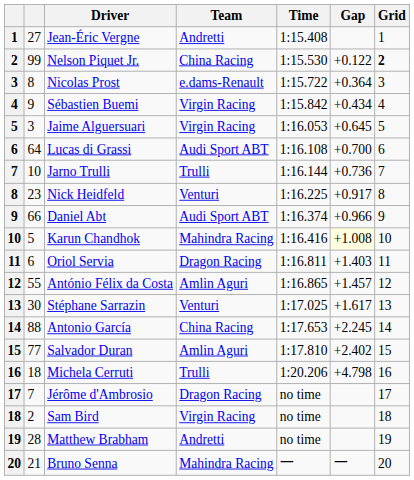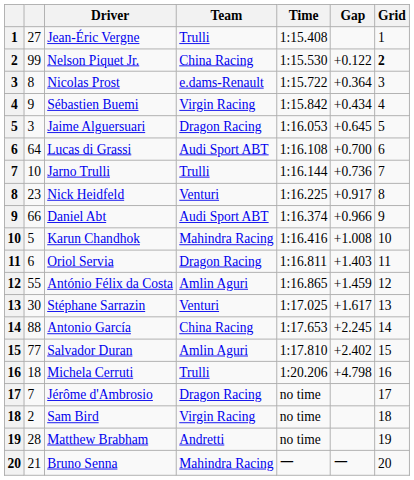(202, 38) Andretti -> (194, 38) Trulli
(217, 127) Virgin Racing -> (220, 127) Dragon Racing
(353, 238) lightyellow background -> (353, 238) no background
(353, 283) +1.457 -> (353, 283) +1.459
